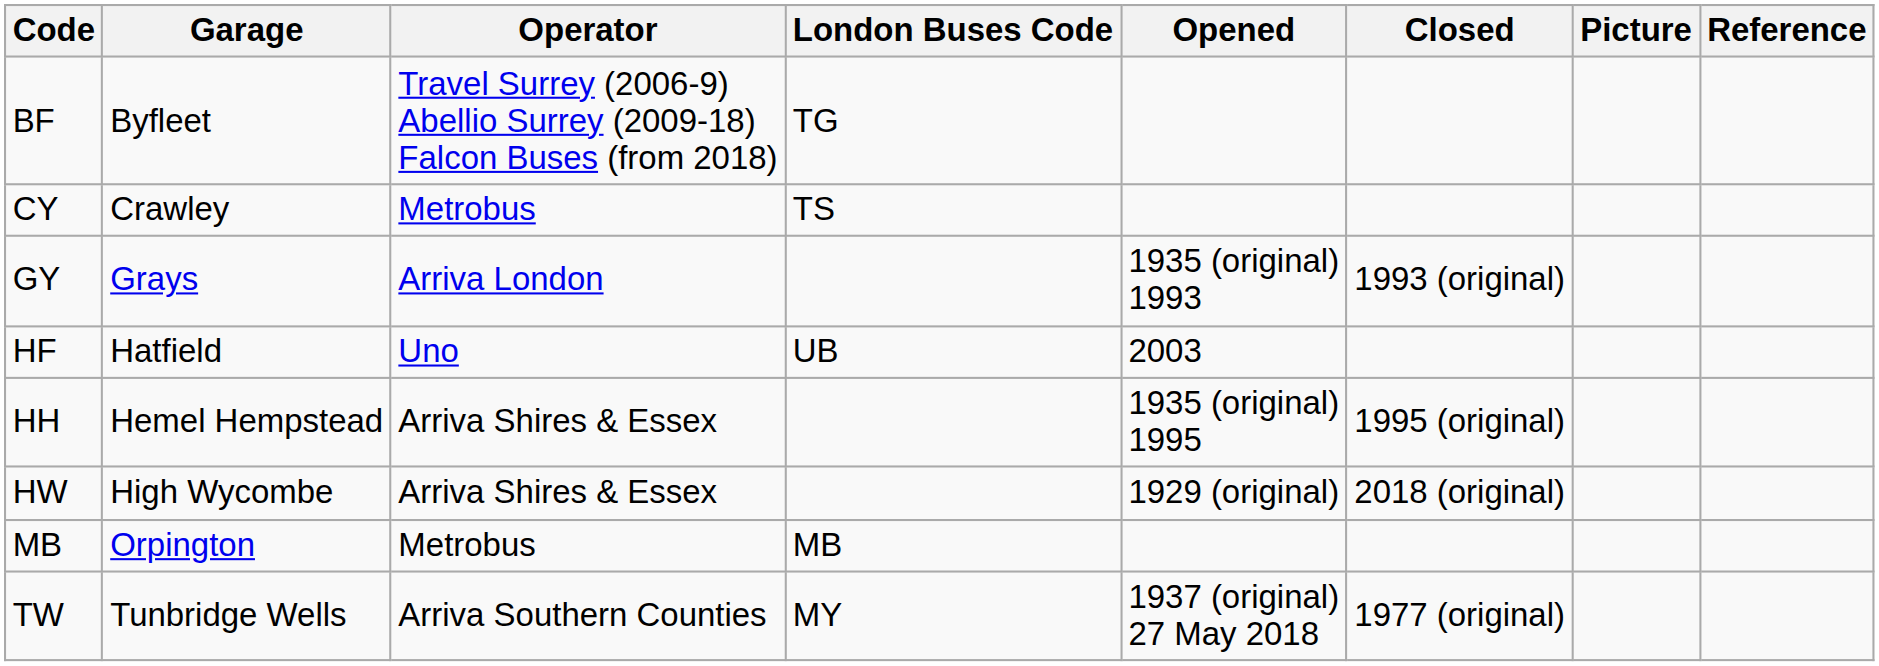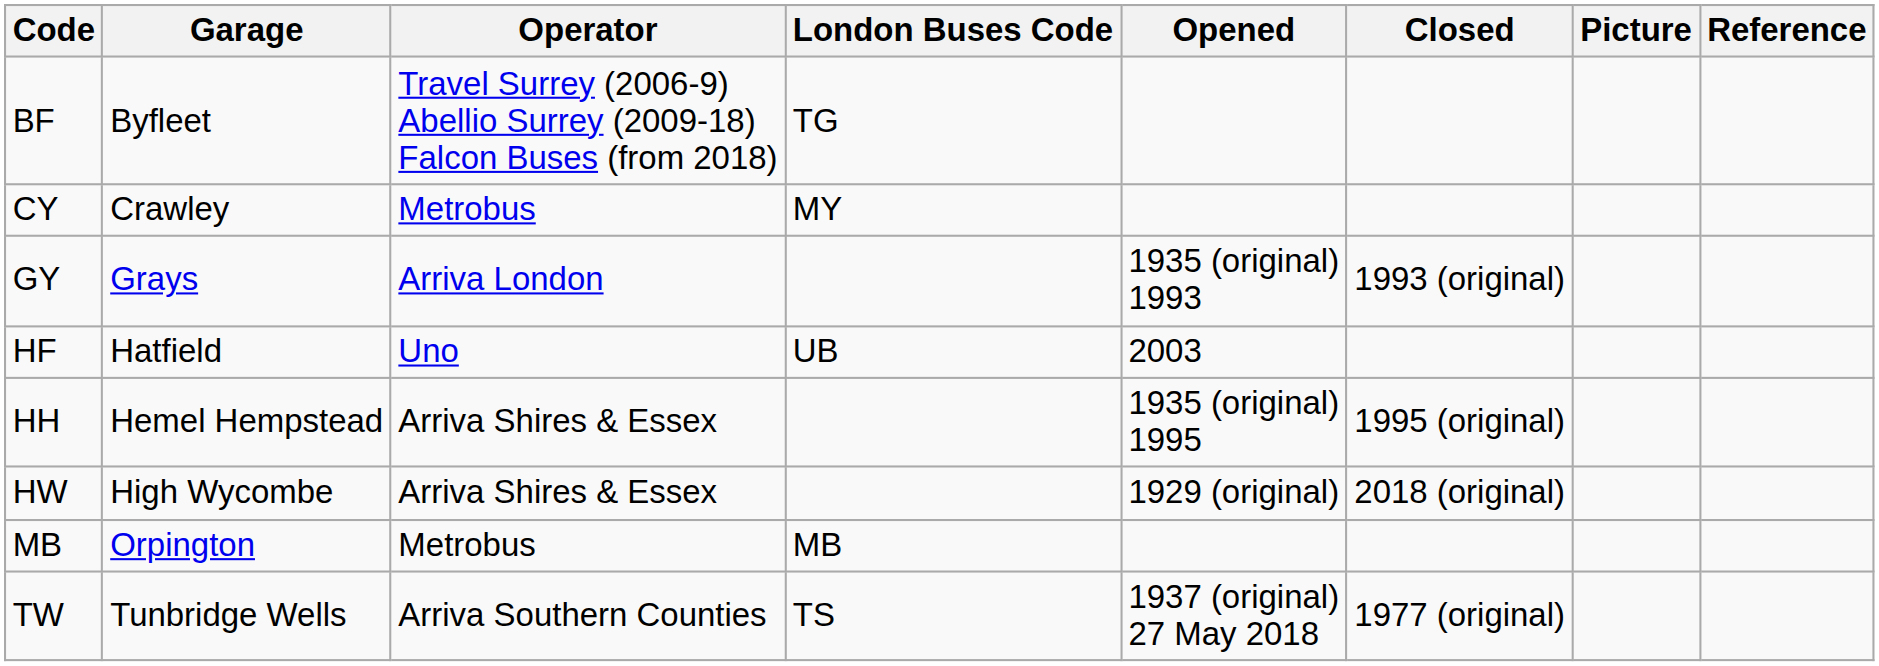(814, 209) TS -> (817, 209) MY
(817, 615) MY -> (814, 615) TS
